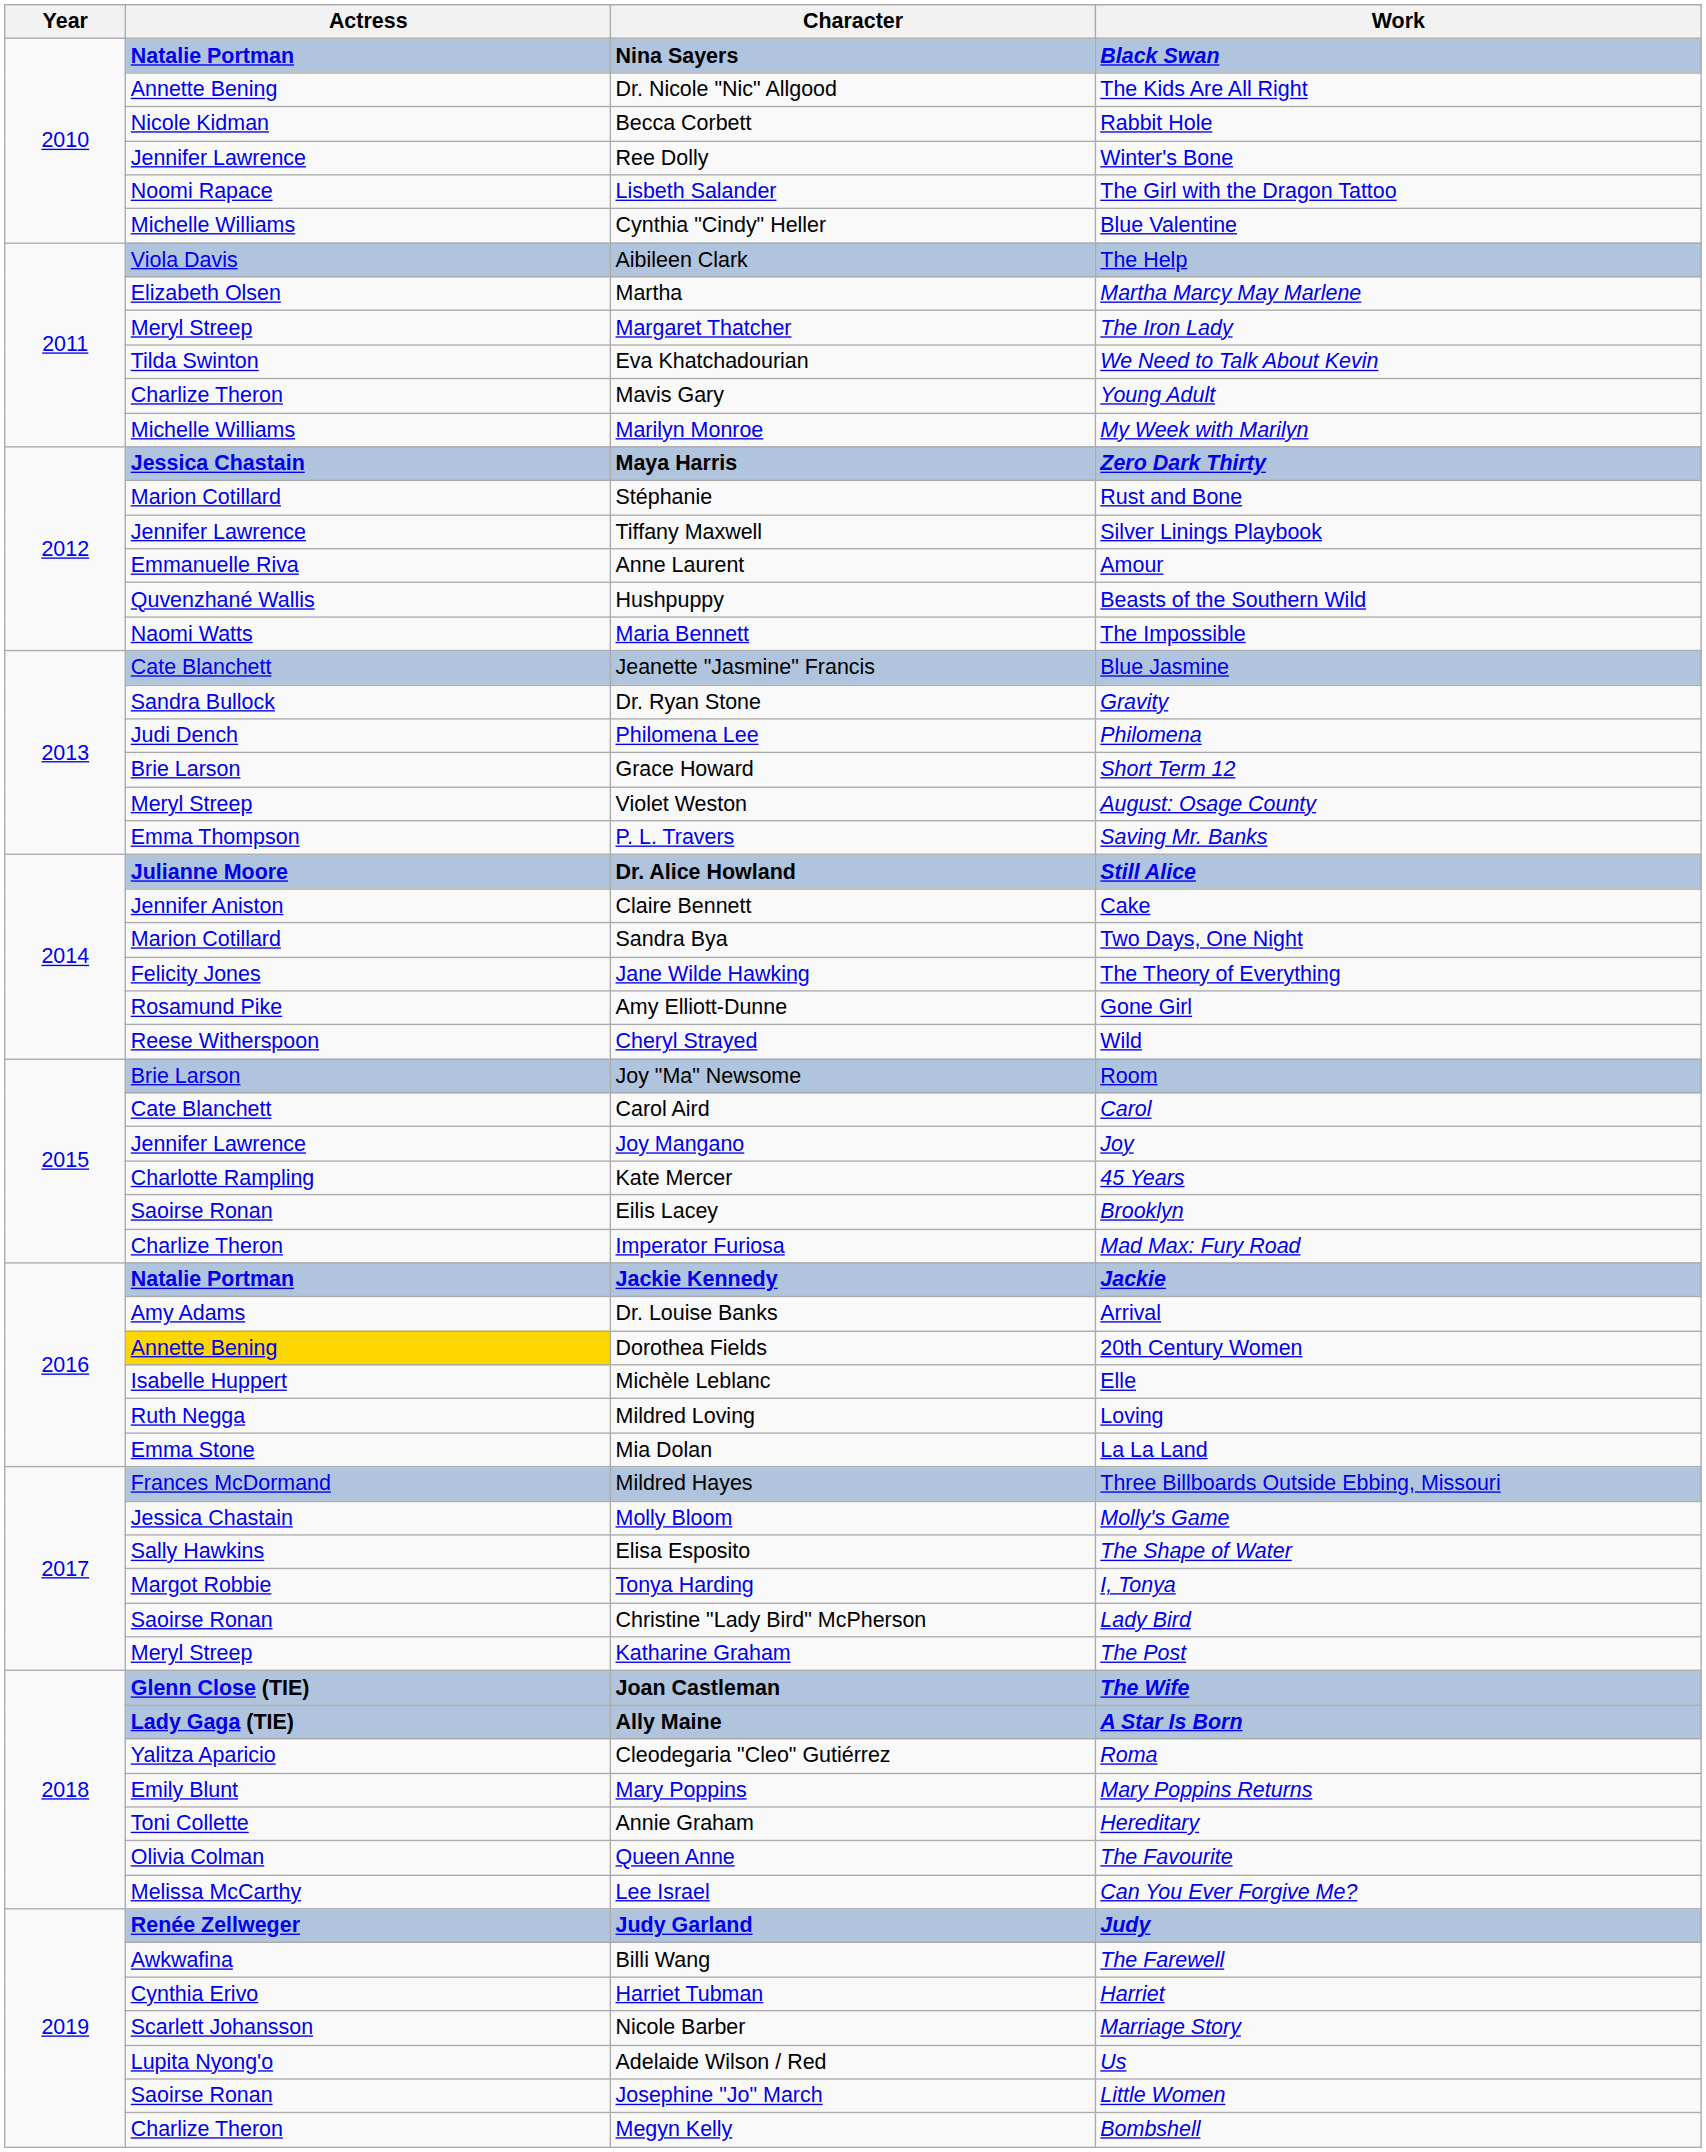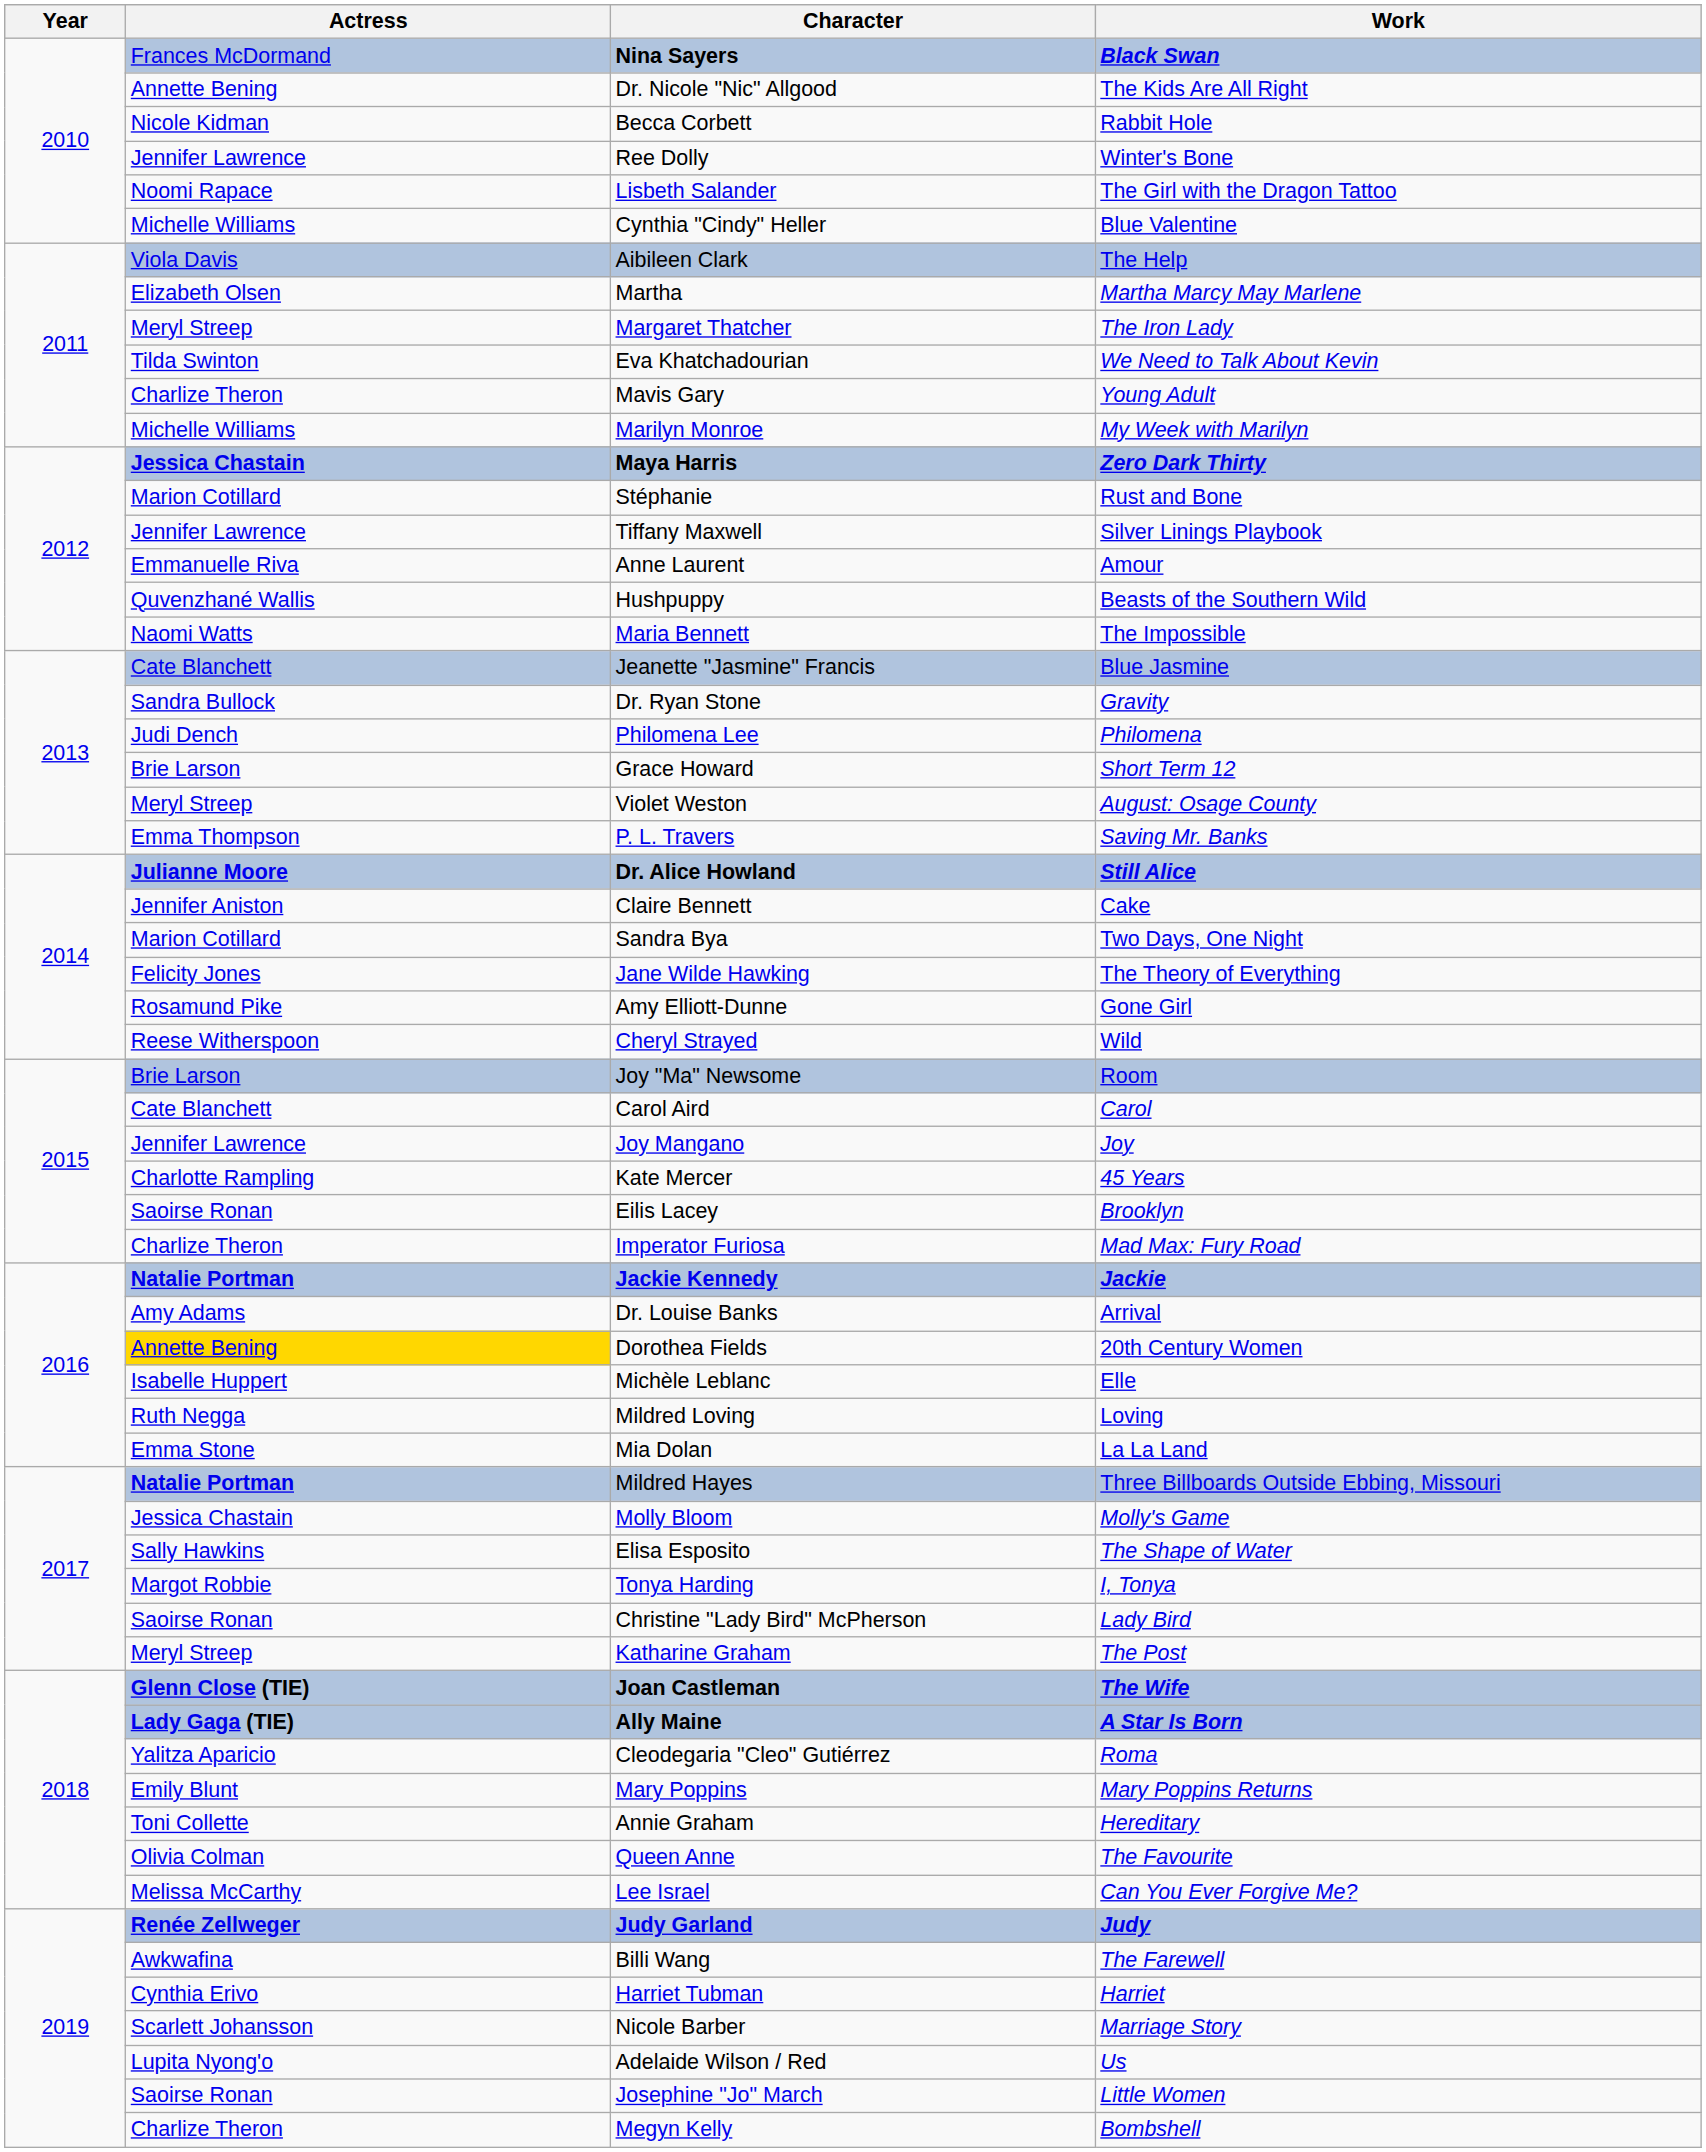(212, 55) Natalie Portman -> (231, 55) Frances McDormand
(231, 1483) Frances McDormand -> (212, 1483) Natalie Portman
